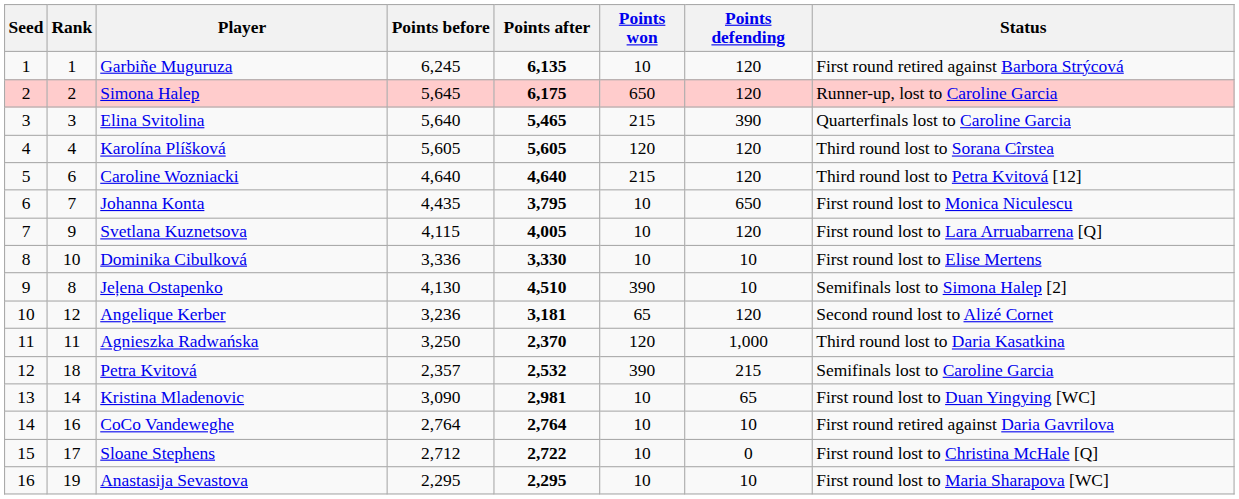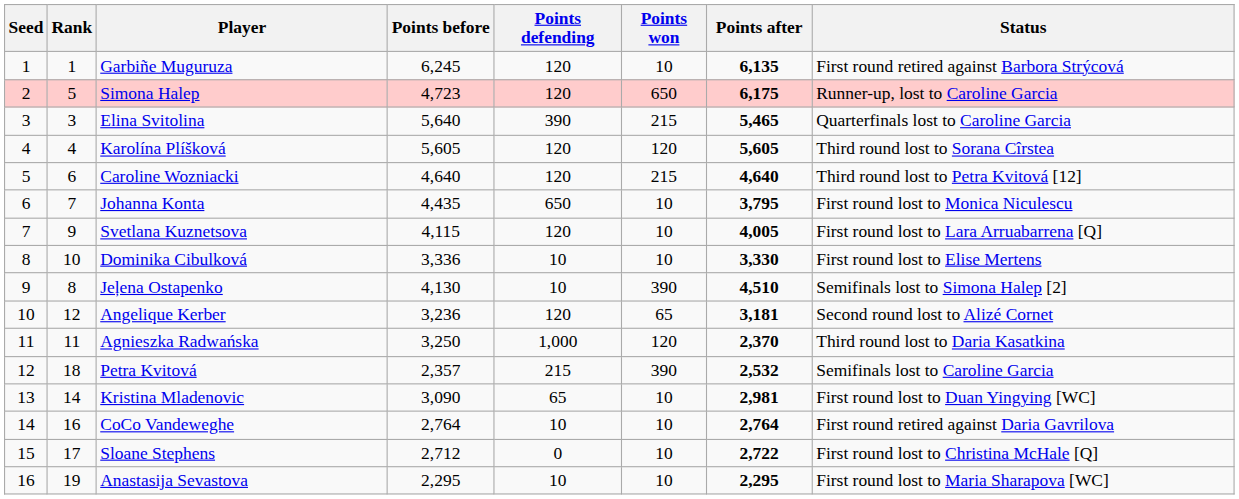columns swapped: (748, 28) <-> (547, 28)
(72, 93) 2 -> (72, 93) 5
(441, 93) 5,645 -> (441, 93) 4,723
